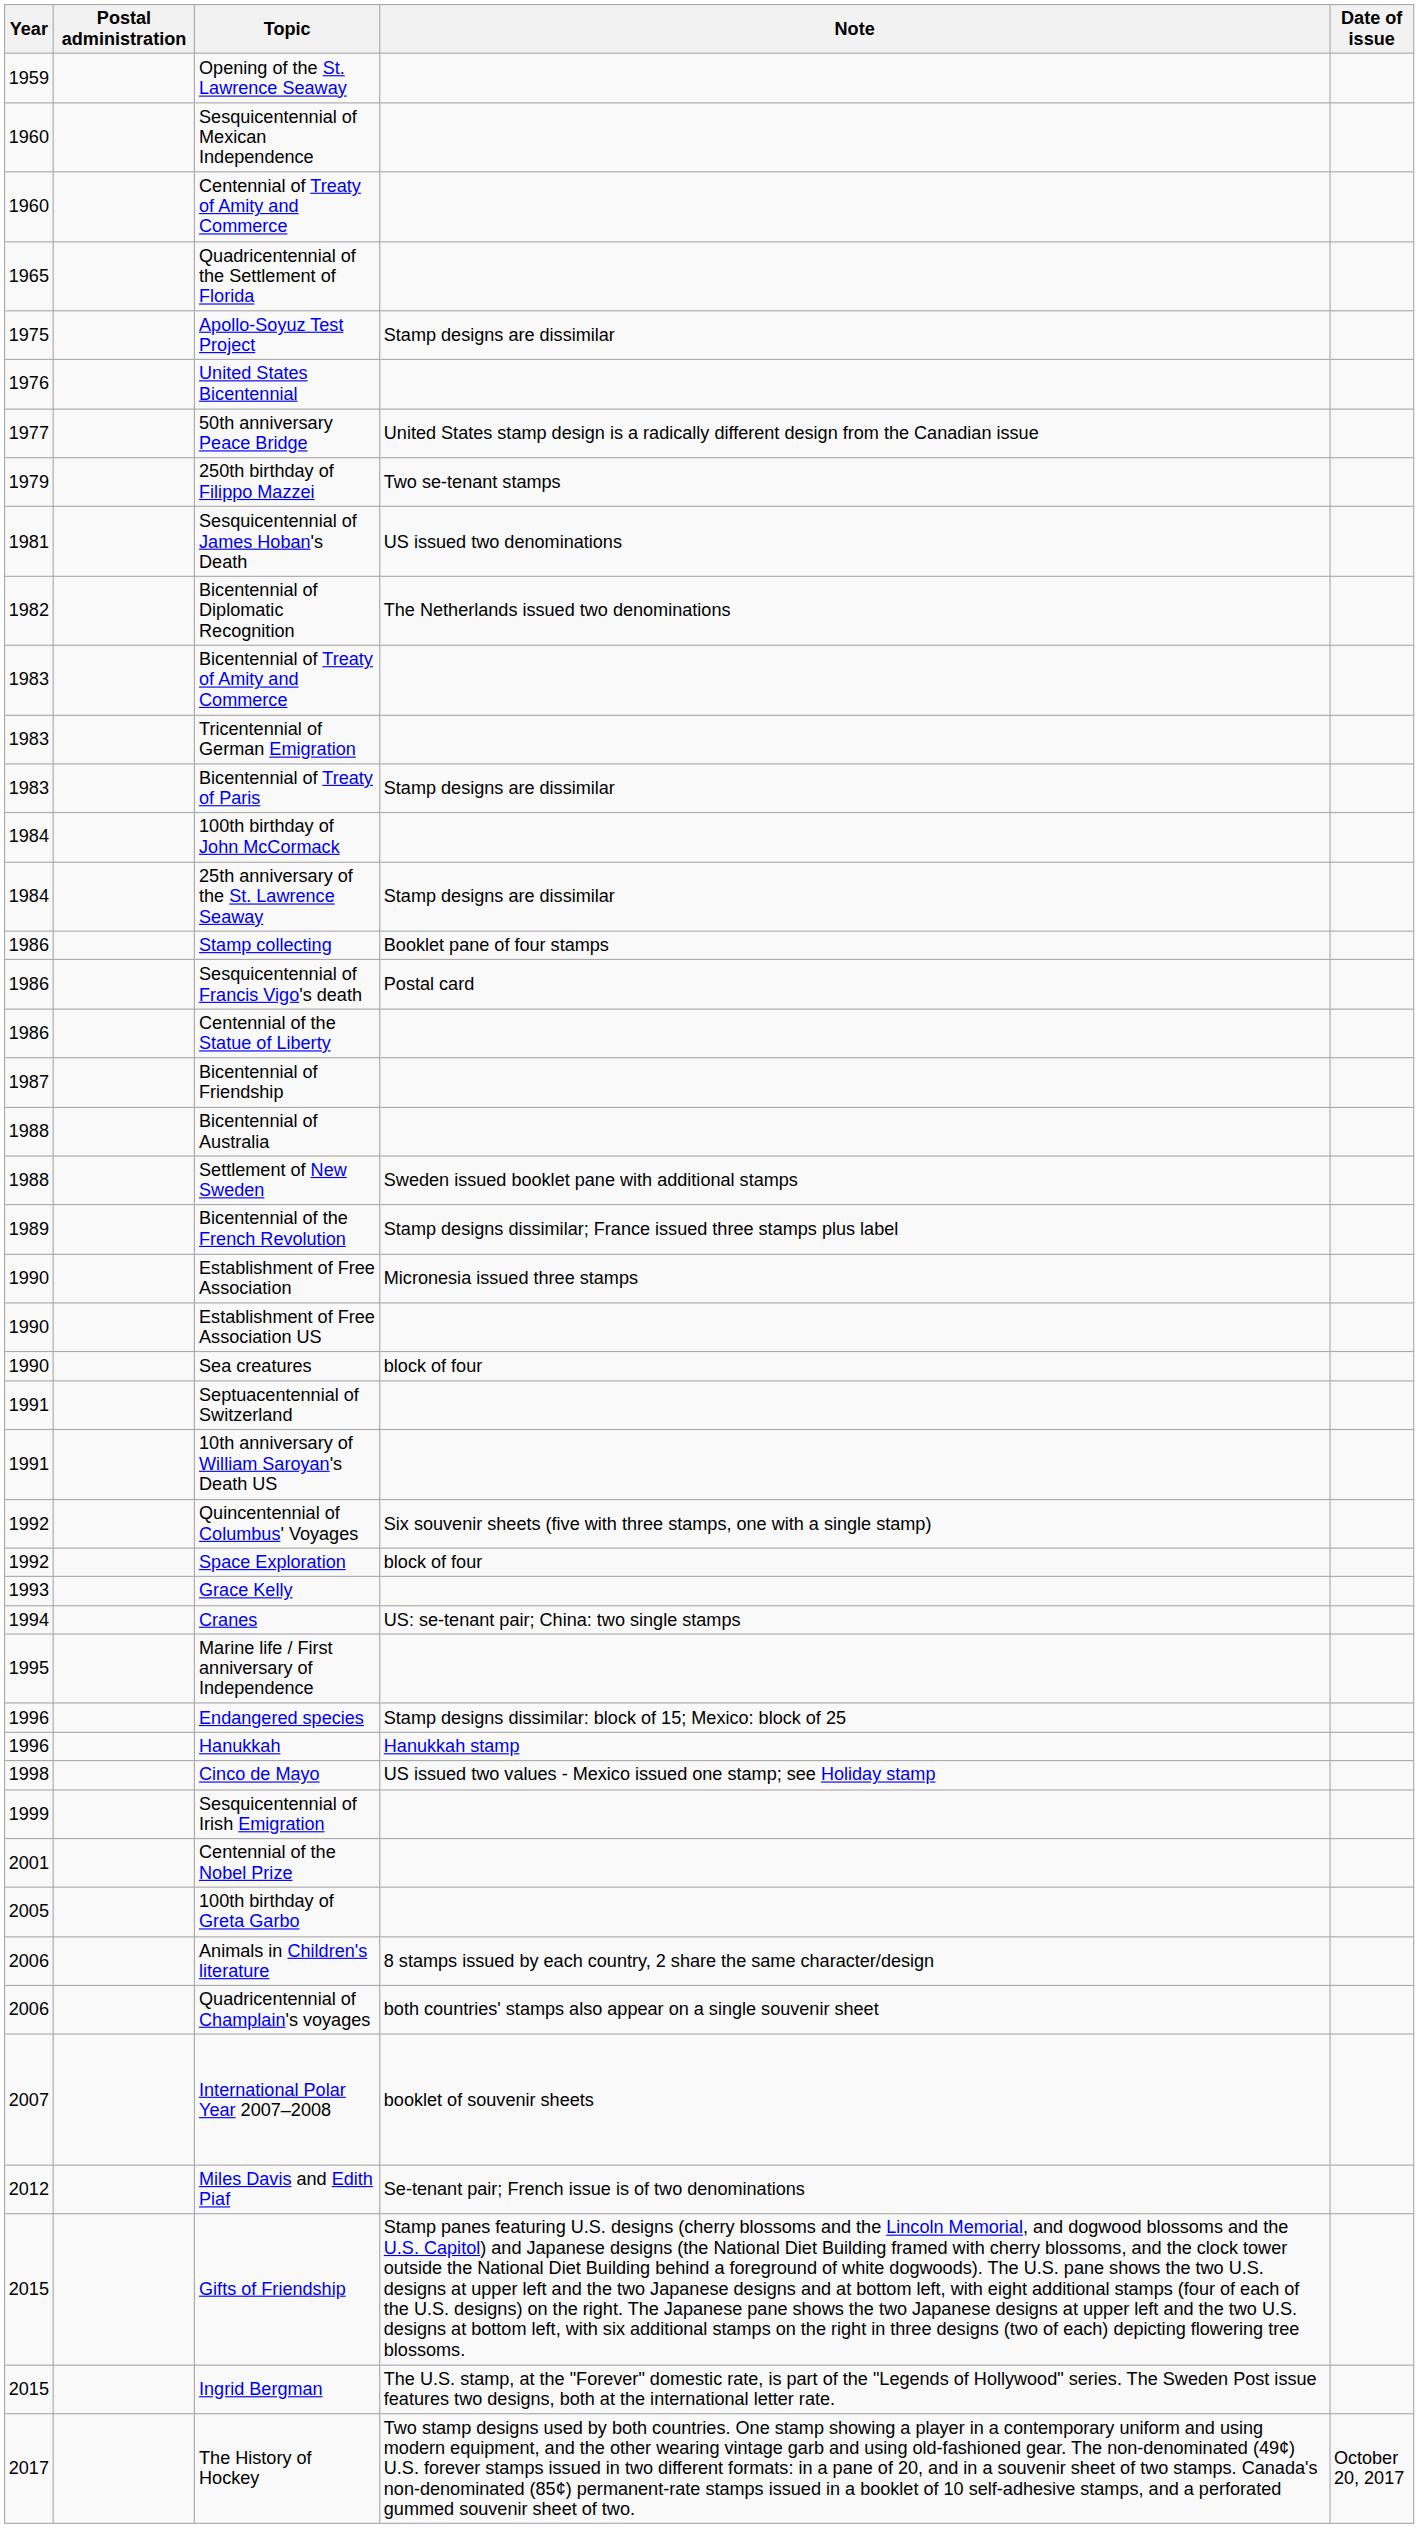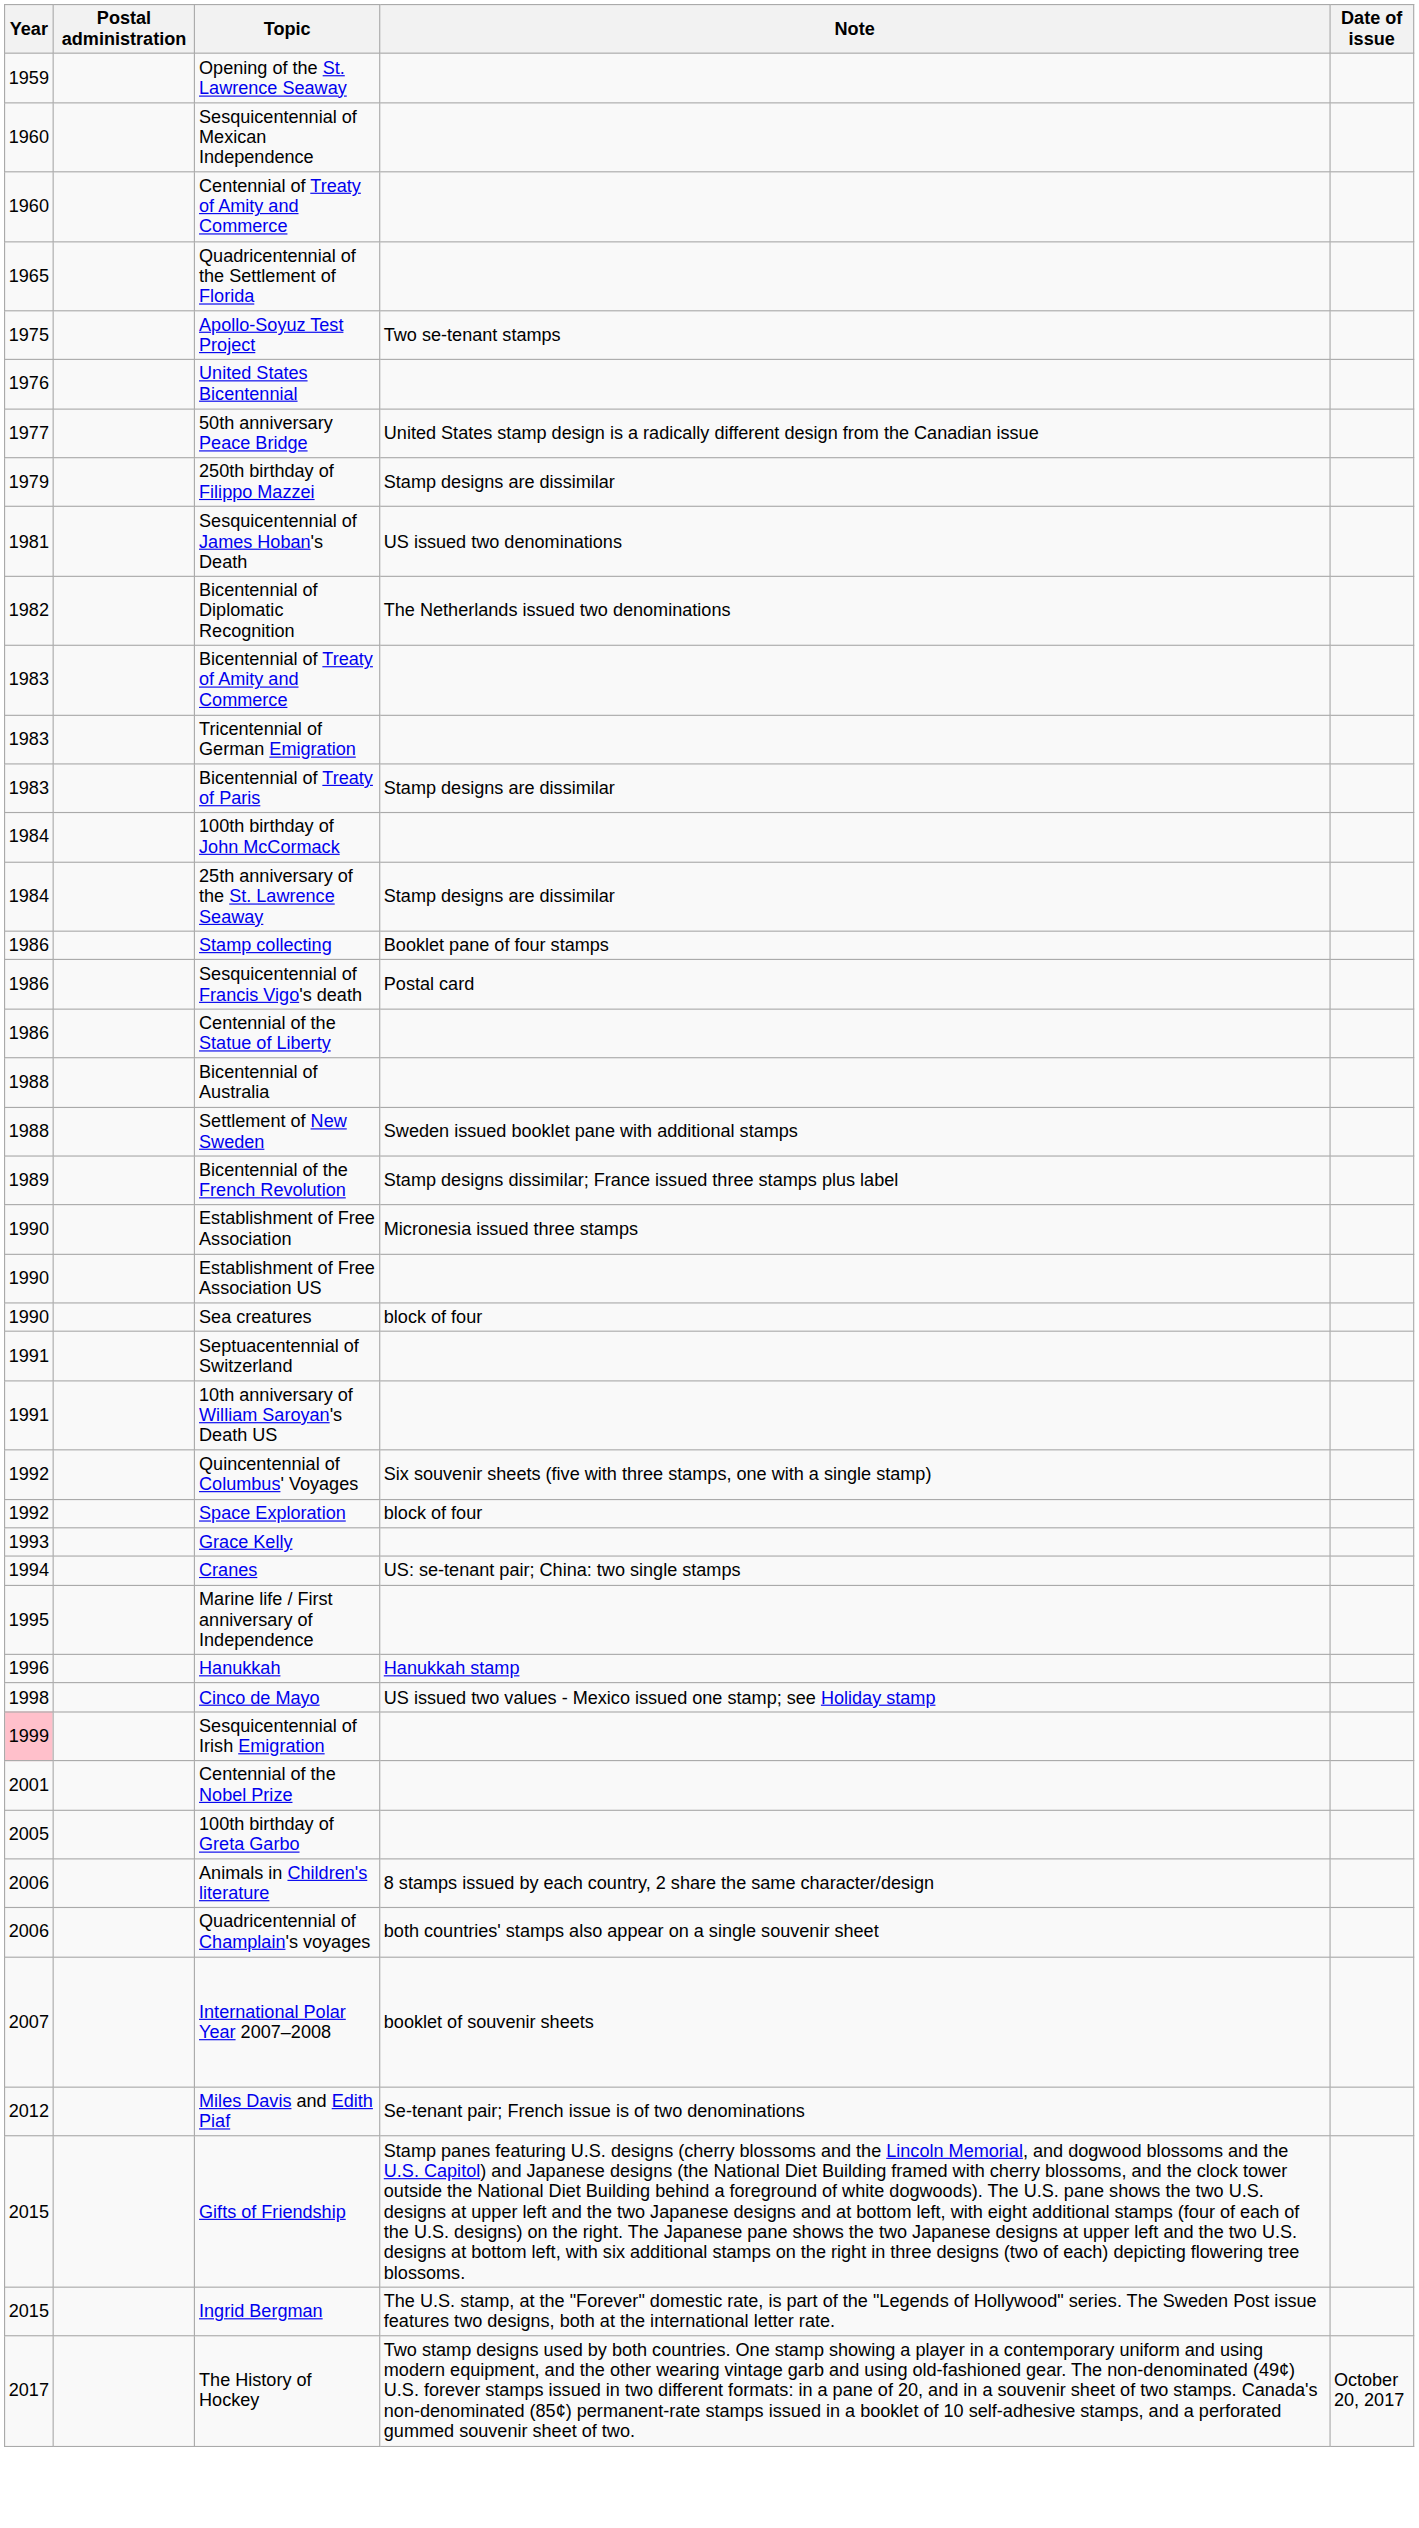(499, 335) Stamp designs are dissimilar -> (472, 335) Two se-tenant stamps
(472, 482) Two se-tenant stamps -> (499, 482) Stamp designs are dissimilar
- row: (258, 1082)
- row: (281, 1717)
(29, 1813) no background -> (29, 1736) pink background
